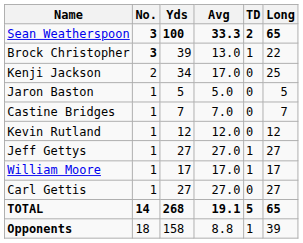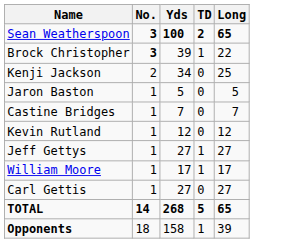- column: (219, 14)
